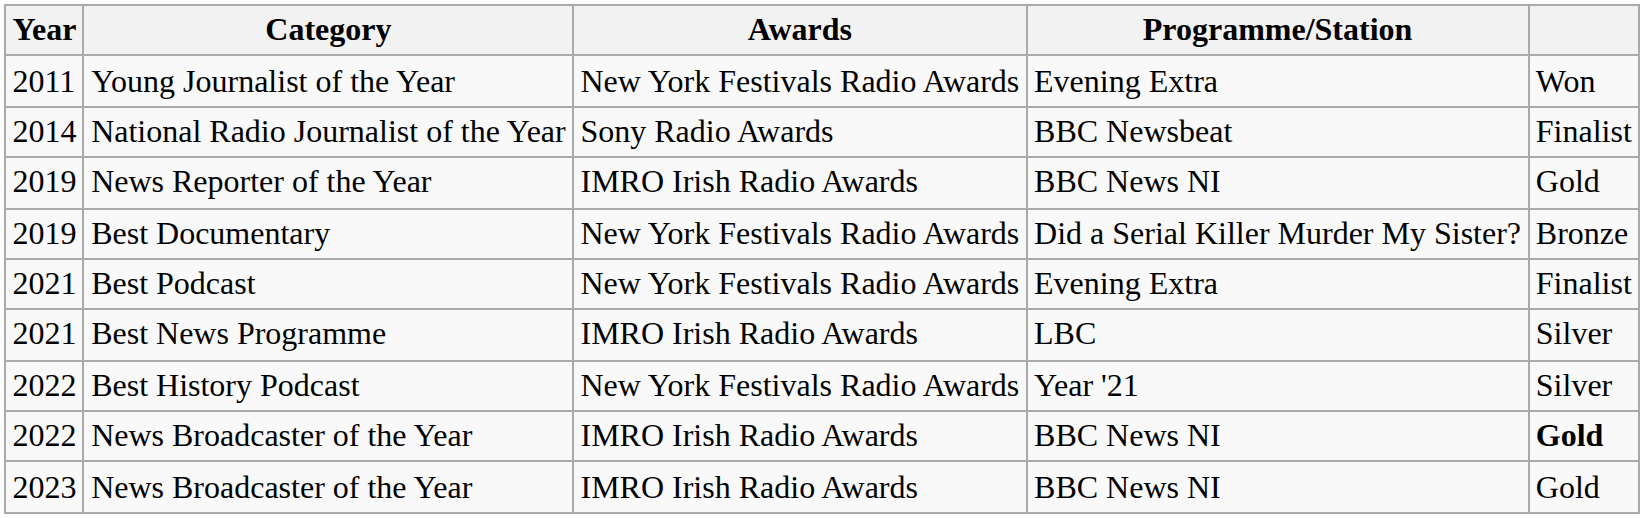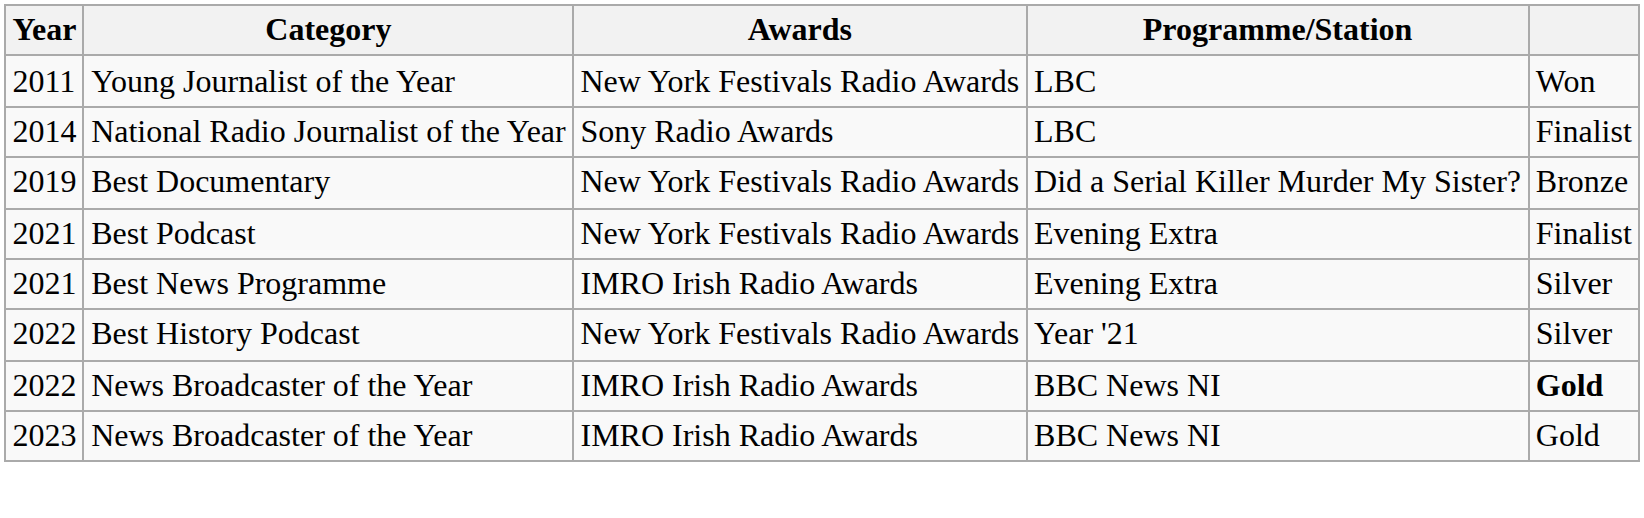(1126, 80) Evening Extra -> (1065, 80) LBC
(1133, 131) BBC Newsbeat -> (1065, 131) LBC
- row: (44, 182)
(1065, 334) LBC -> (1126, 283) Evening Extra
